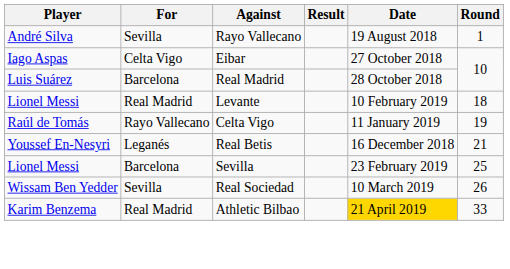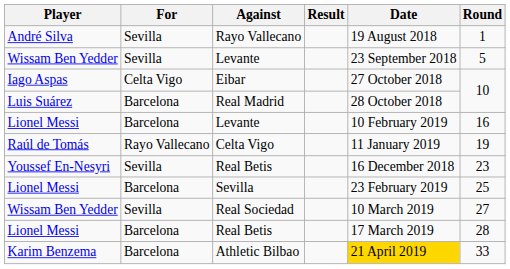+ row: (63, 58)
(158, 101) Real Madrid -> (152, 123) Barcelona
(480, 101) 18 -> (482, 123) 16
(147, 144) Leganés -> (143, 166) Sevilla
(480, 144) 21 -> (482, 166) 23
(480, 187) 26 -> (482, 209) 27
+ row: (43, 230)
(158, 209) Real Madrid -> (152, 252) Barcelona
